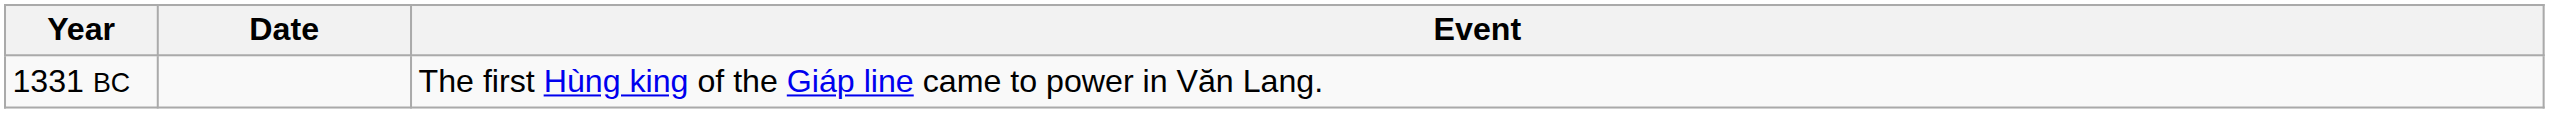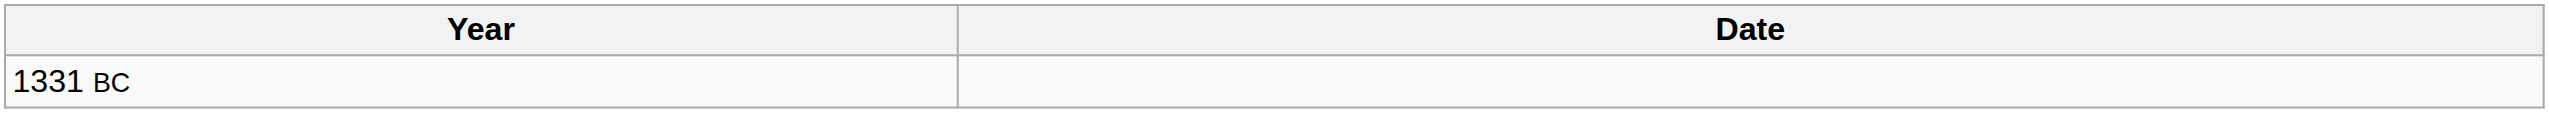- column: (1477, 30)
